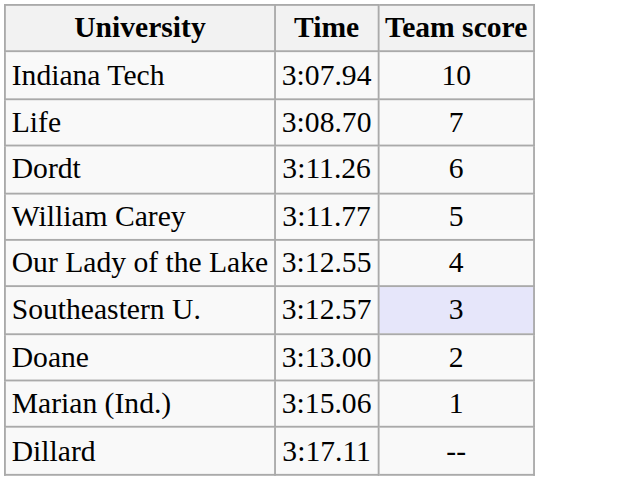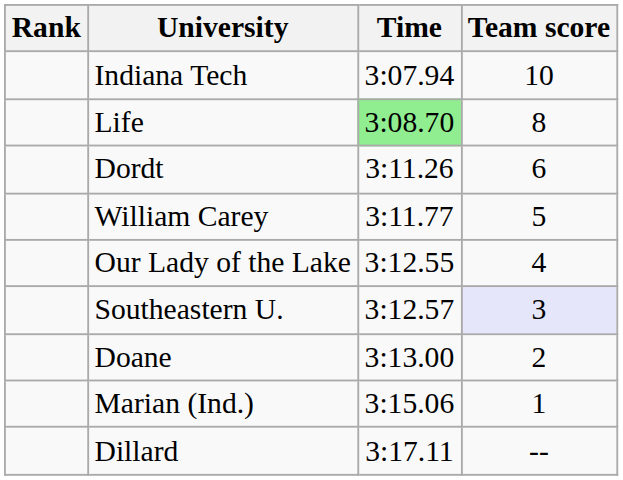+ column: (46, 27)
(327, 121) no background -> (409, 121) lightgreen background
(456, 121) 7 -> (539, 121) 8
